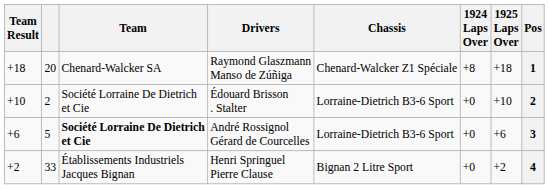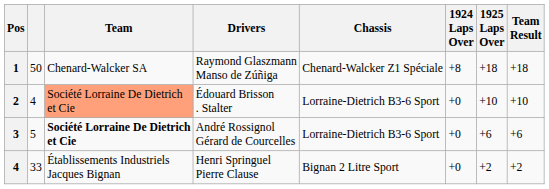columns swapped: (533, 28) <-> (23, 28)
(50, 68) 20 -> (36, 68) 50
(47, 101) 2 -> (33, 101) 4
(129, 101) no background -> (115, 101) lightsalmon background
